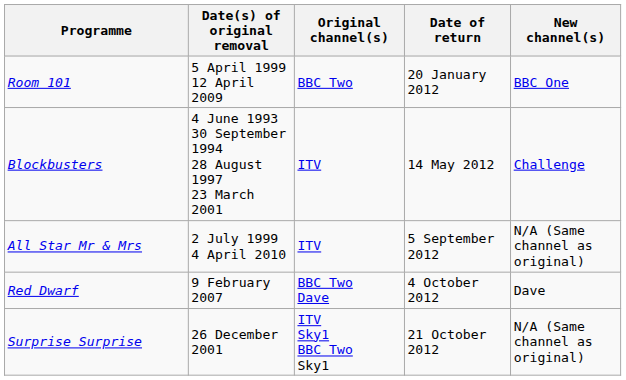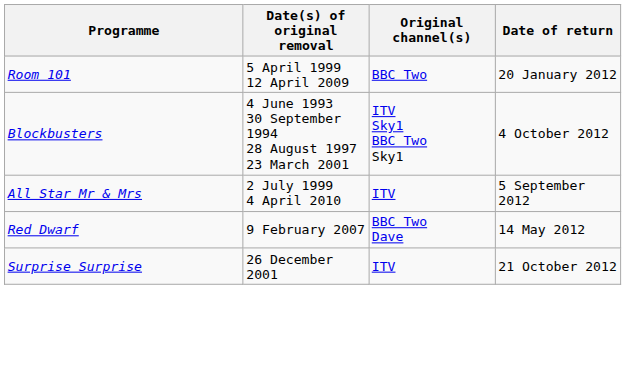- column: (566, 30)
(309, 164) ITV -> (399, 134) ITV Sky1 BBC Two Sky1
(451, 164) 14 May 2012 -> (554, 134) 4 October 2012
(443, 290) 4 October 2012 -> (542, 230) 14 May 2012
(325, 342) ITV Sky1 BBC Two Sky1 -> (384, 266) ITV
